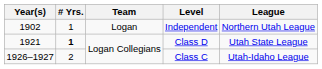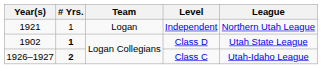(30, 27) 1902 -> (30, 27) 1921
(30, 42) 1921 -> (30, 42) 1902
(71, 57) normal -> (71, 57) bold
